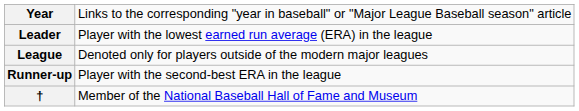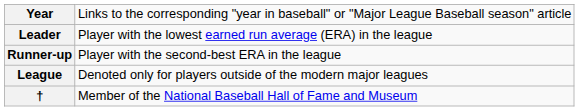rows swapped: (40, 75) <-> (40, 55)
